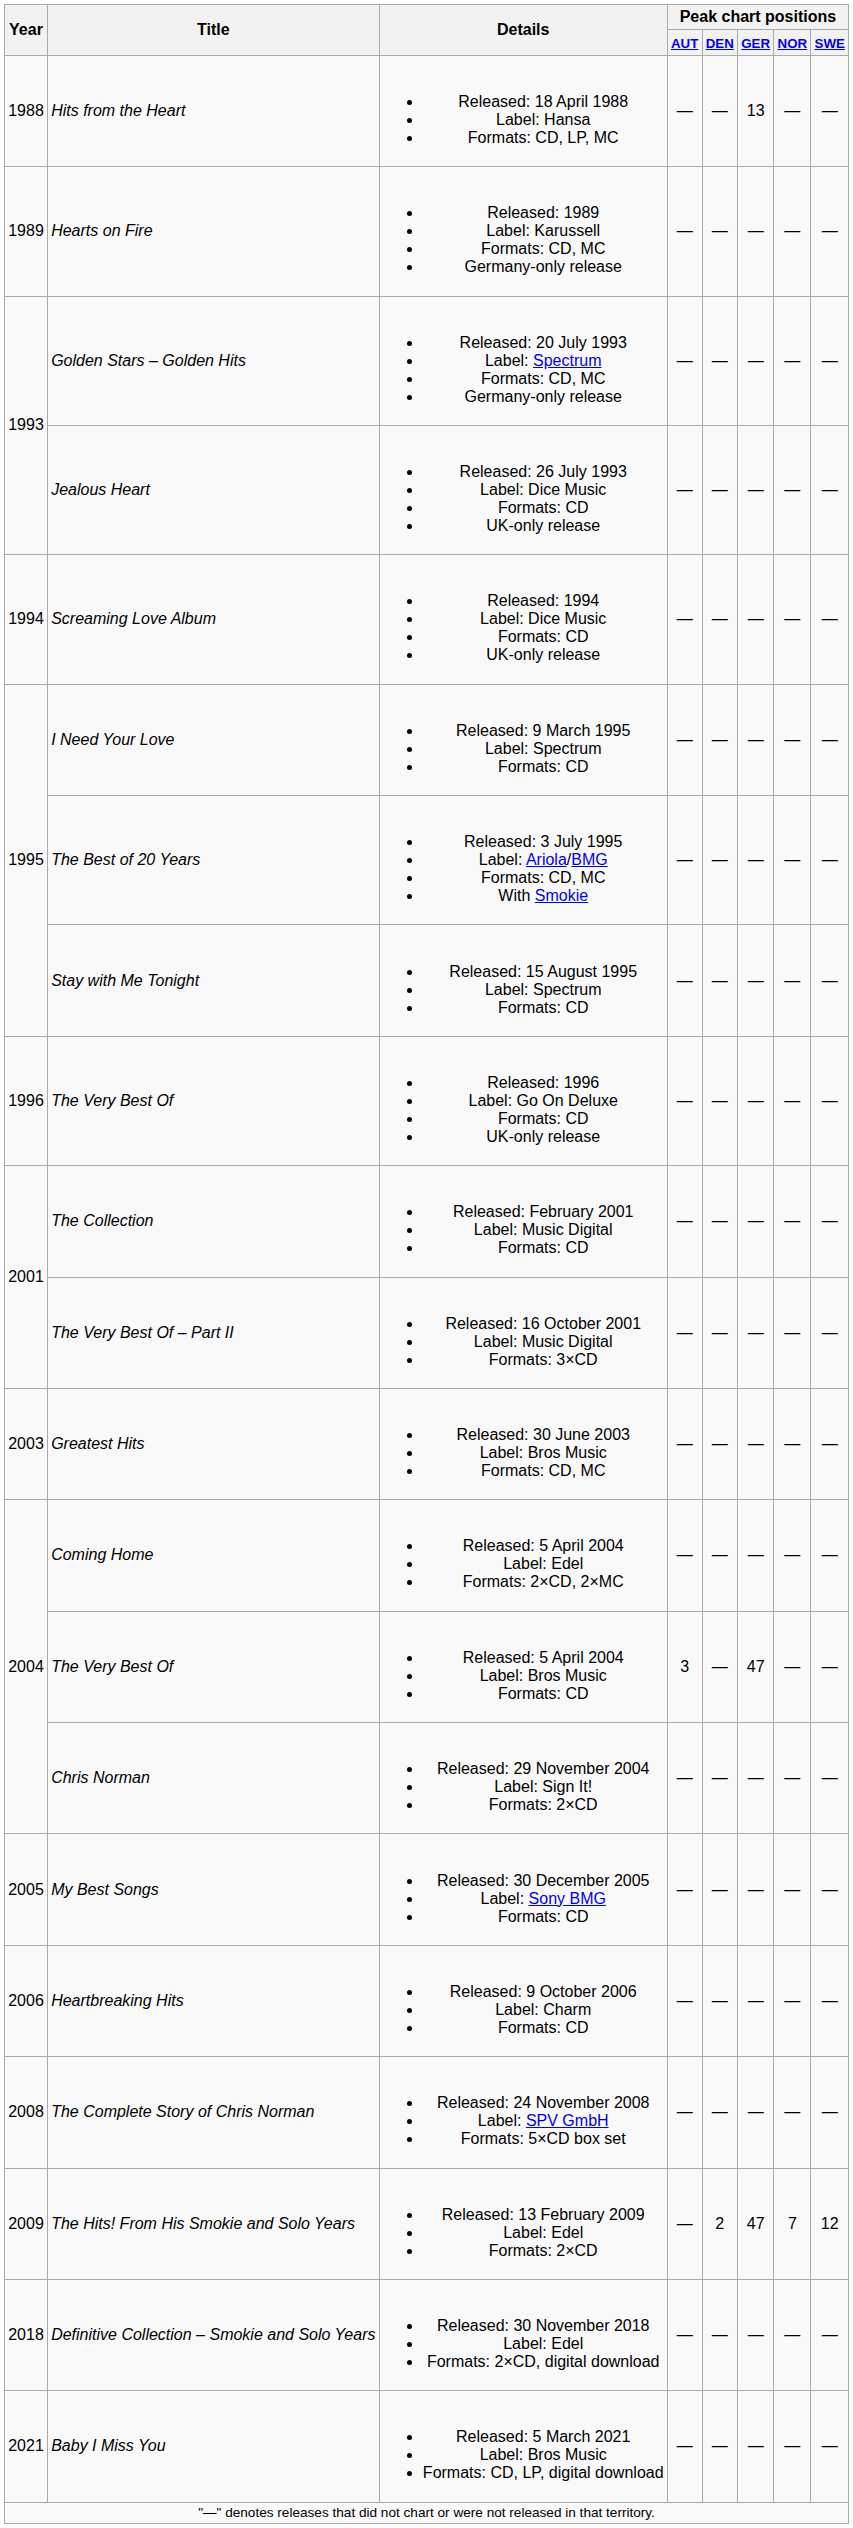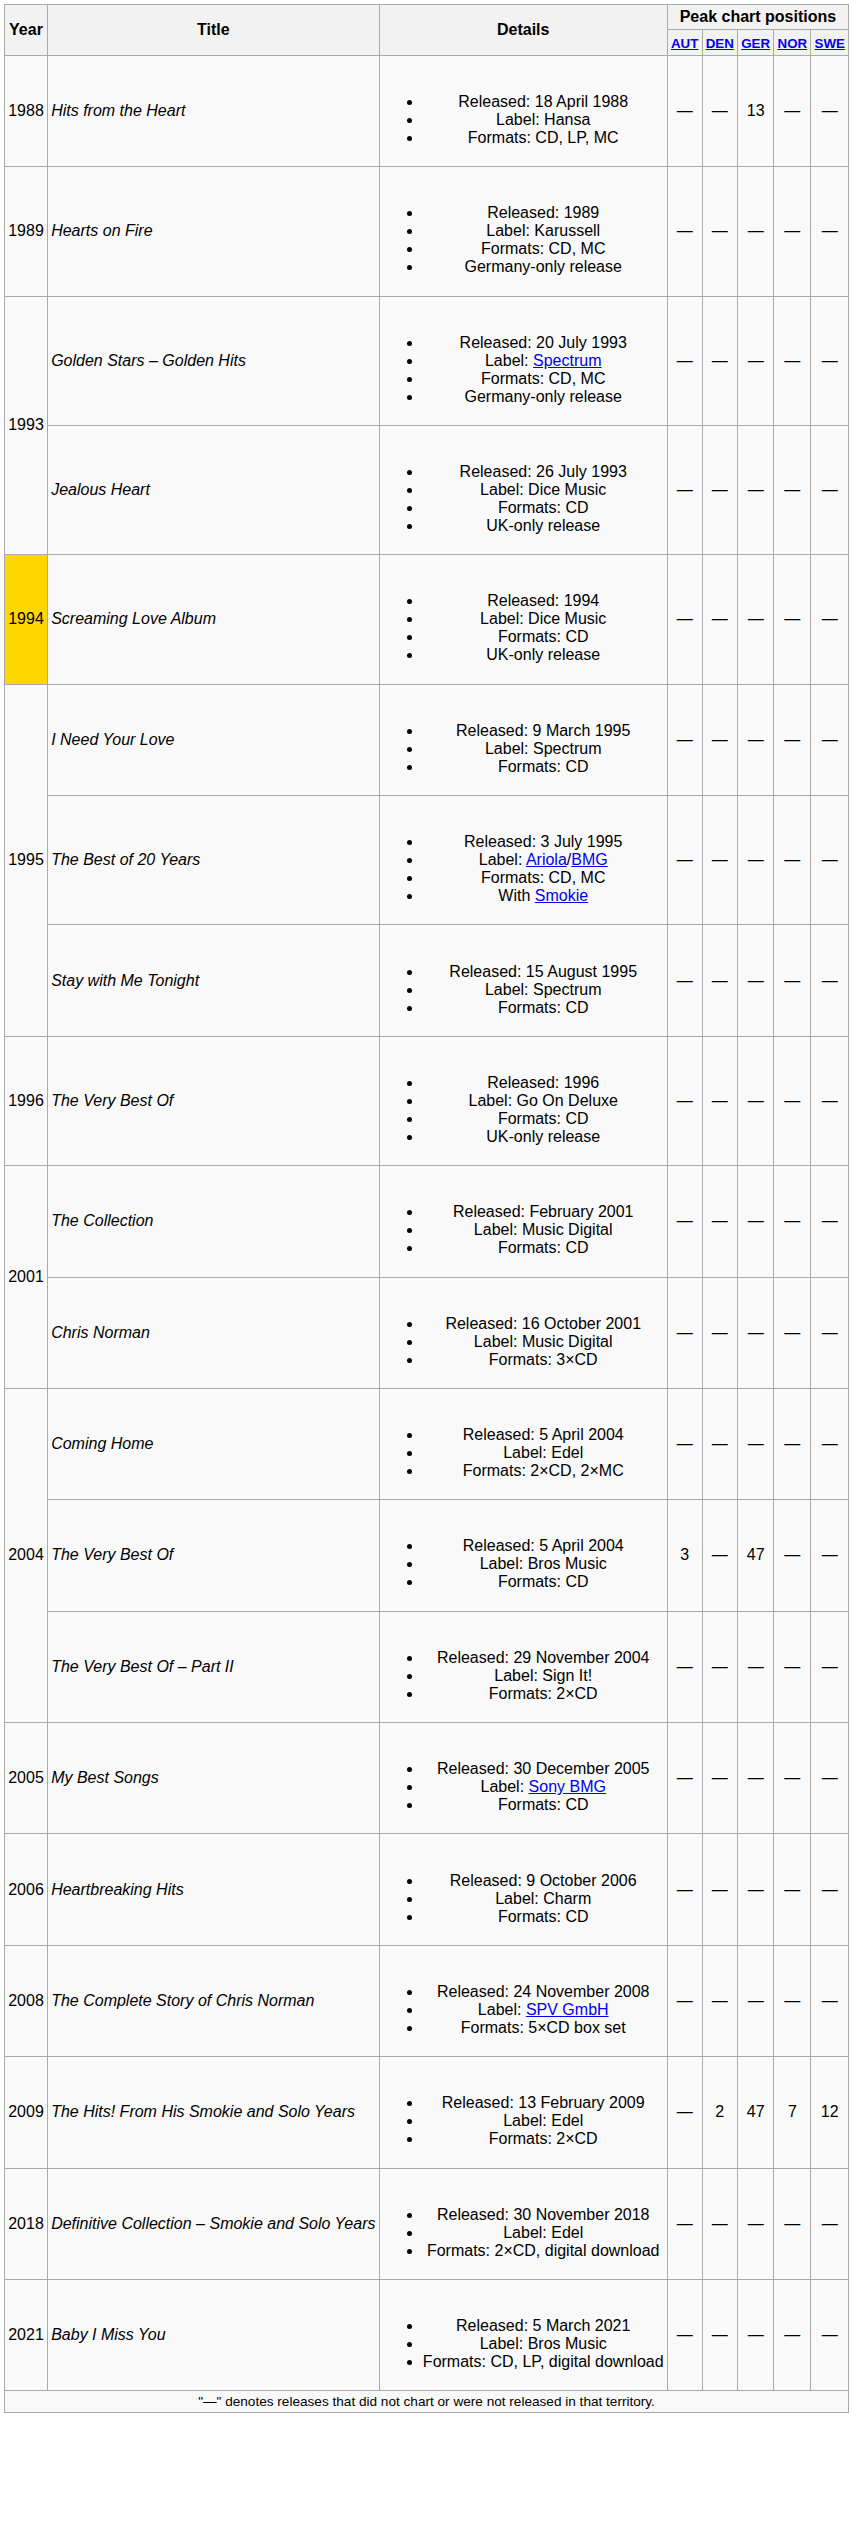(26, 619) no background -> (26, 619) gold background
(142, 1332) The Very Best Of – Part II -> (100, 1332) Chris Norman
- row: (523, 1453)
(100, 1778) Chris Norman -> (142, 1666) The Very Best Of – Part II
